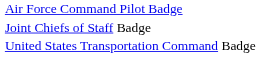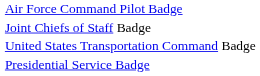+ row: (77, 64)
